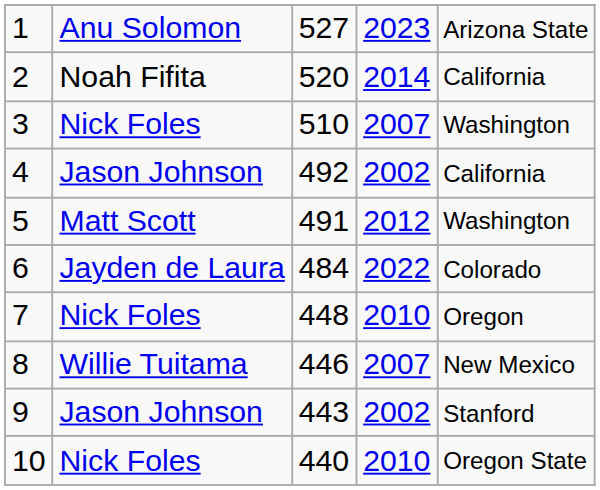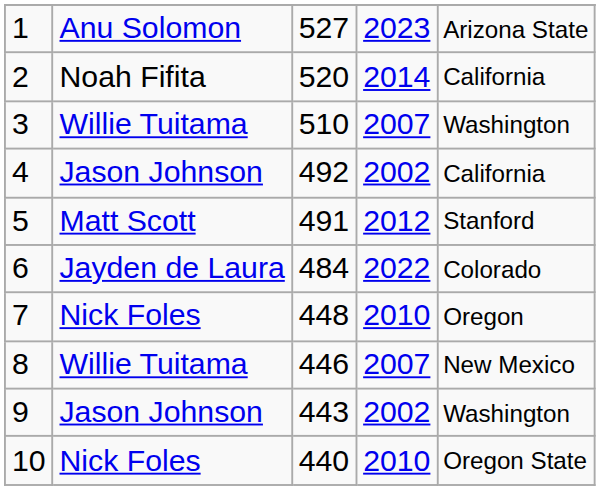(130, 124) Nick Foles -> (154, 124) Willie Tuitama
(507, 221) Washington -> (489, 221) Stanford
(489, 413) Stanford -> (507, 413) Washington
